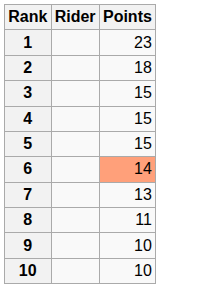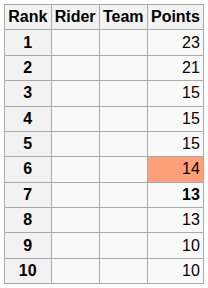+ column: (123, 17)
(143, 67) 18 -> (191, 67) 21
(143, 194) normal -> (191, 194) bold
(144, 220) 11 -> (191, 220) 13
